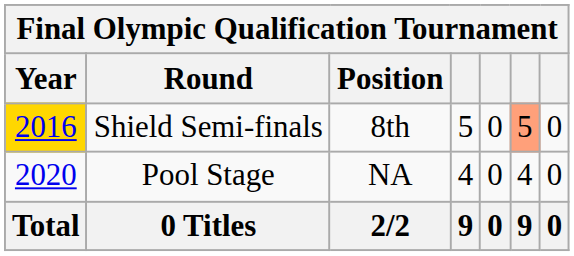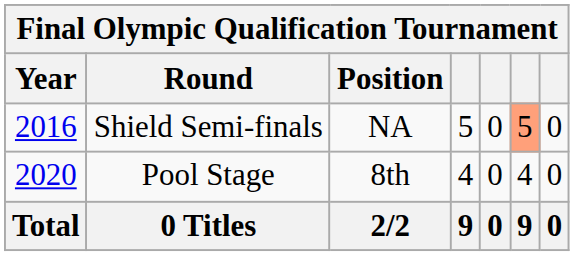(46, 126) gold background -> (46, 126) no background
(390, 126) 8th -> (390, 126) NA
(390, 175) NA -> (390, 175) 8th
